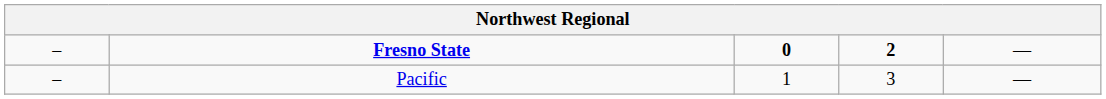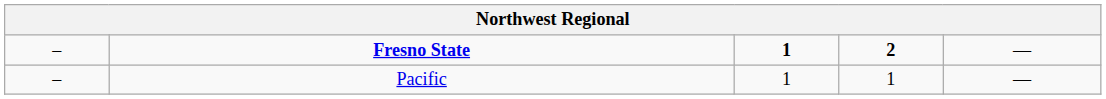(786, 49) 0 -> (786, 49) 1
(891, 79) 3 -> (891, 79) 1
